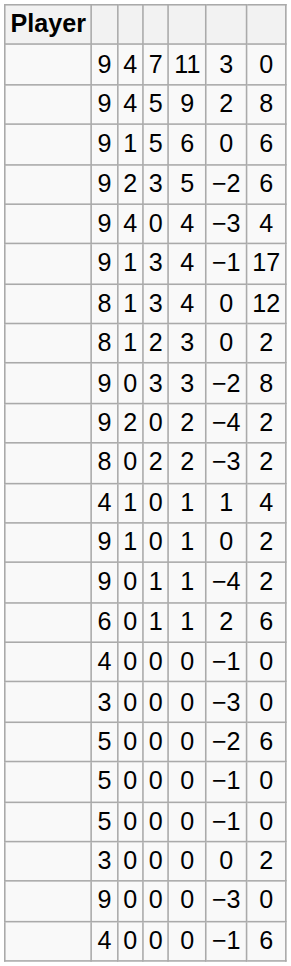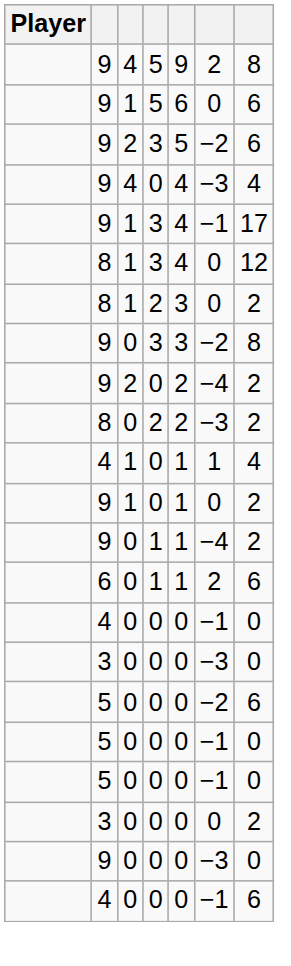- row: (105, 64)
